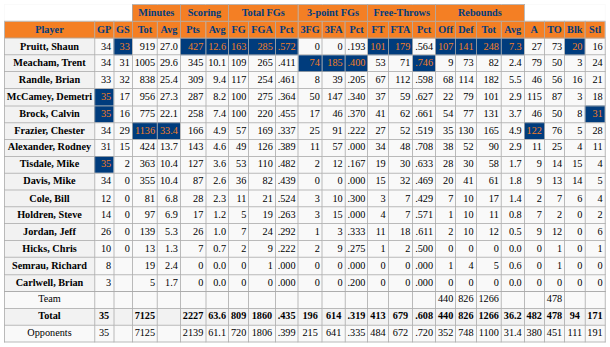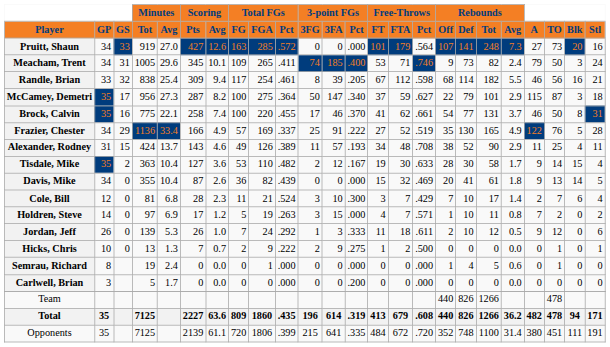(357, 46) .193 -> (357, 46) .000
(357, 147) .000 -> (357, 147) .193
